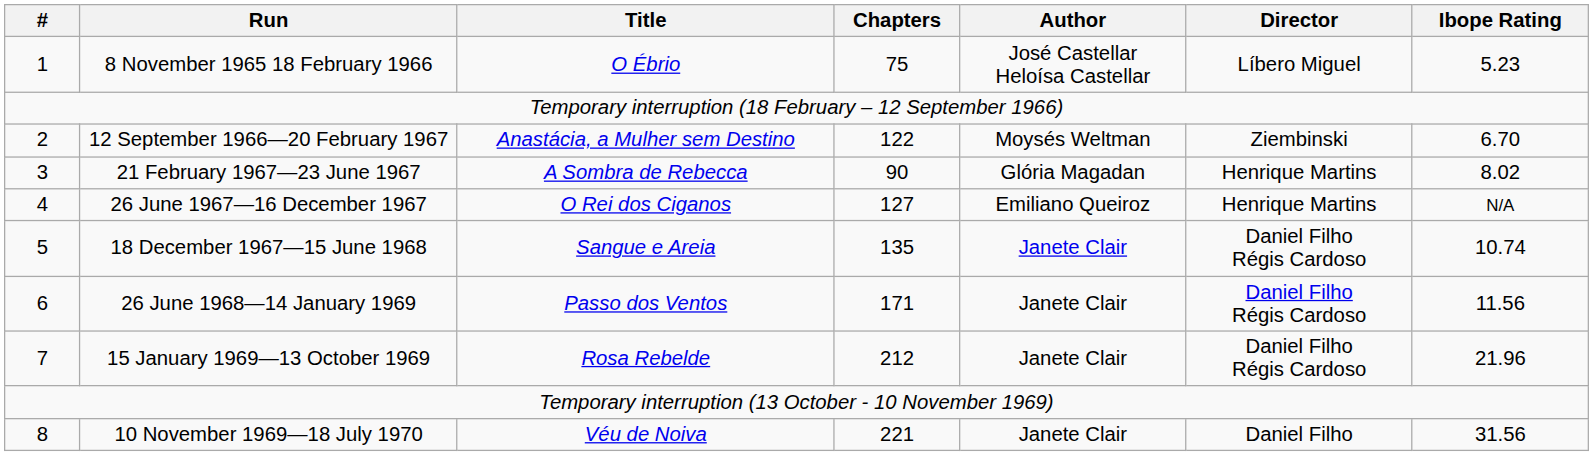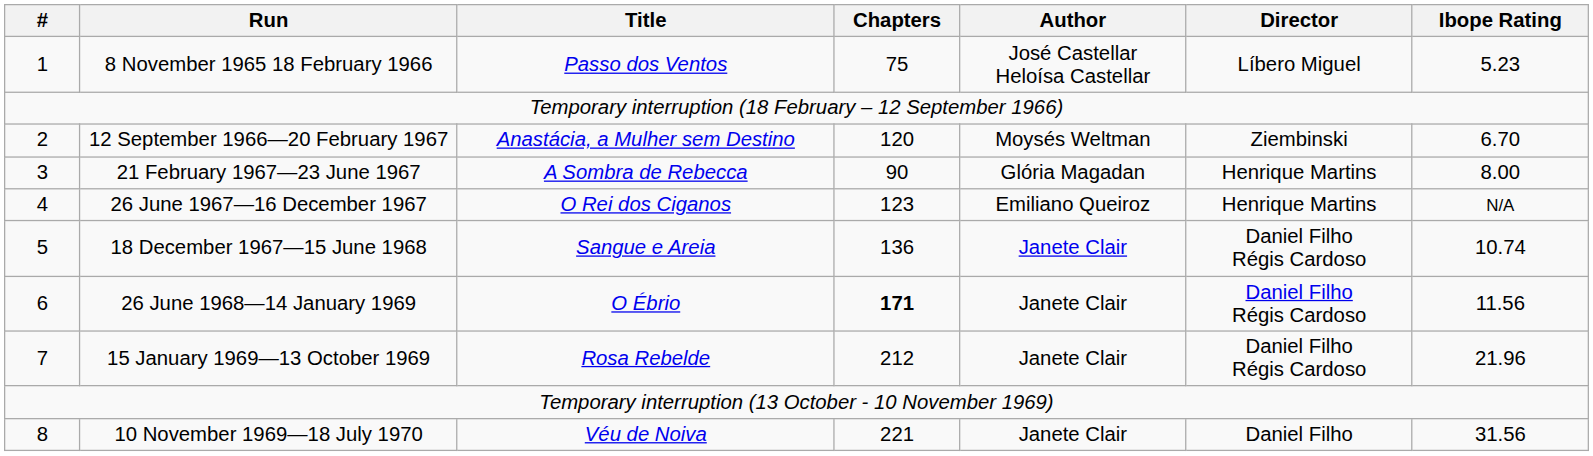(646, 64) O Ébrio -> (646, 64) Passo dos Ventos
(897, 140) 122 -> (897, 140) 120
(1500, 172) 8.02 -> (1500, 172) 8.00
(897, 204) 127 -> (897, 204) 123
(897, 248) 135 -> (897, 248) 136
(646, 303) Passo dos Ventos -> (646, 303) O Ébrio
(897, 303) normal -> (897, 303) bold
